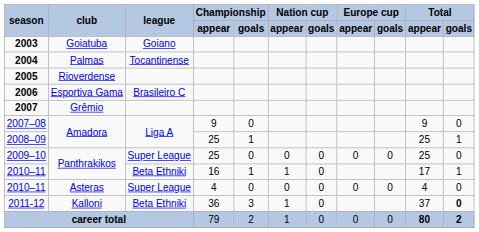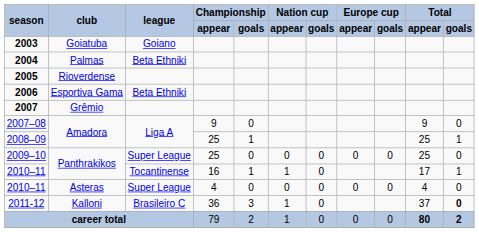(159, 60) Tocantinense -> (159, 60) Beta Ethniki
(159, 92) Brasileiro C -> (159, 92) Beta Ethniki
(159, 172) Beta Ethniki -> (159, 172) Tocantinense
(159, 204) Beta Ethniki -> (159, 204) Brasileiro C
